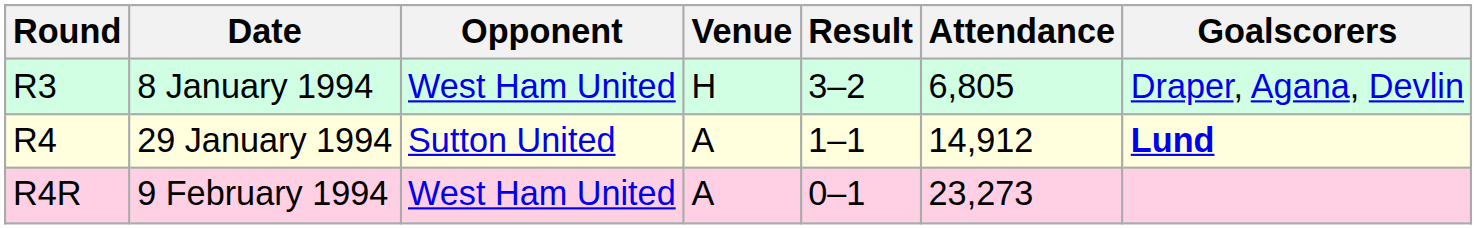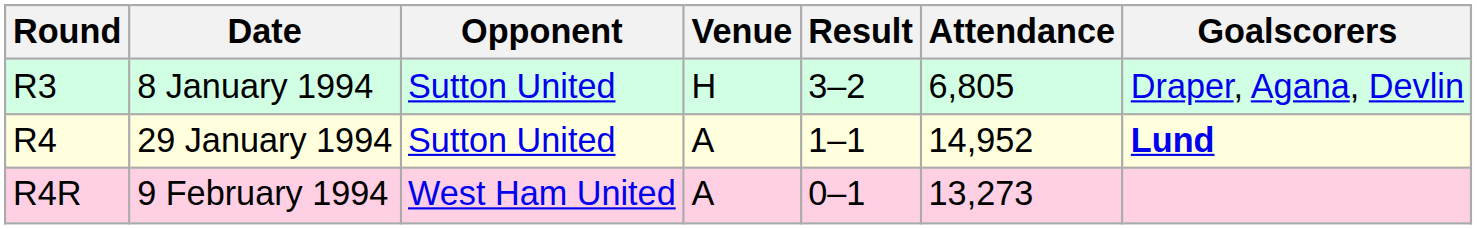(542, 85) West Ham United -> (512, 85) Sutton United
(981, 140) 14,912 -> (981, 140) 14,952
(981, 194) 23,273 -> (981, 194) 13,273
